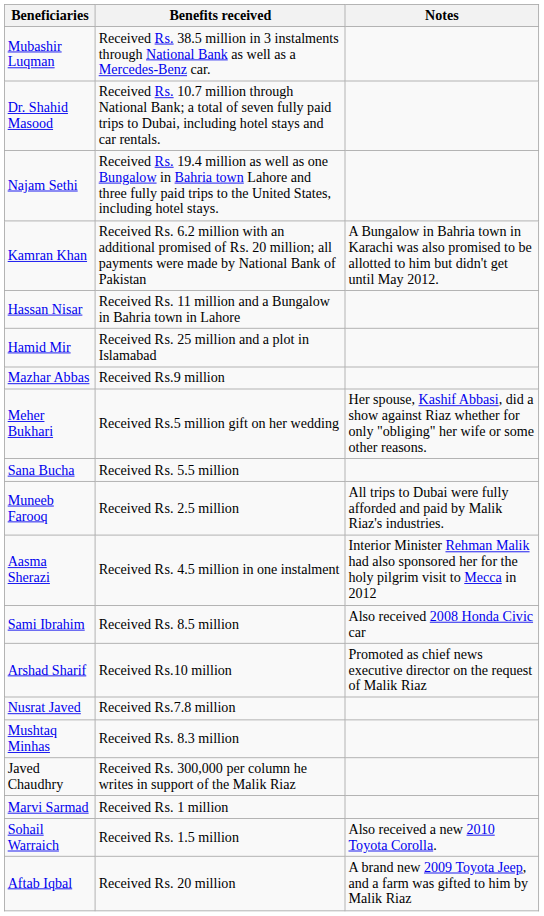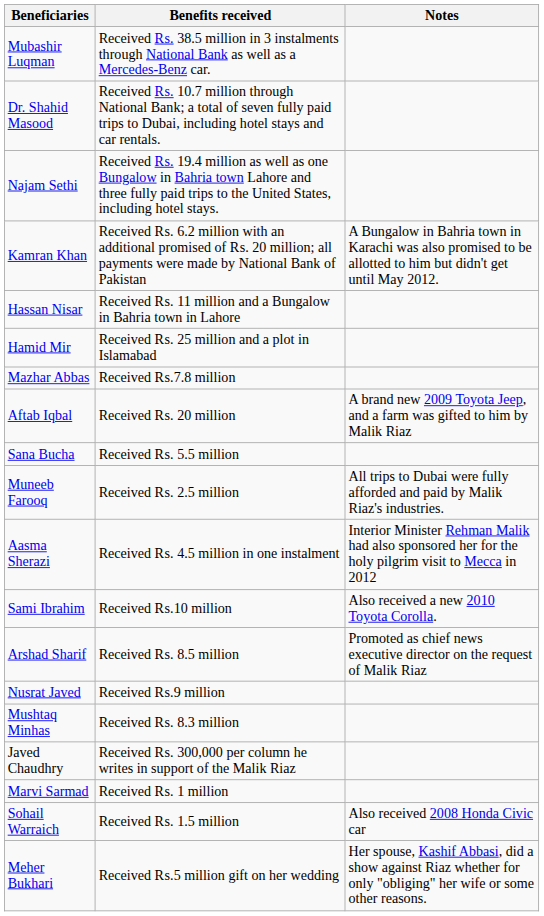(162, 377) Received ₨.9 million -> (167, 377) Received ₨.7.8 million
rows swapped: (40, 883) <-> (30, 423)
(169, 624) Received ₨. 8.5 million -> (165, 608) Received ₨.10 million
(441, 624) Also received 2008 Honda Civic car -> (422, 608) Also received a new 2010 Toyota Corolla.
(165, 670) Received ₨.10 million -> (169, 654) Received ₨. 8.5 million
(167, 708) Received ₨.7.8 million -> (162, 692) Received ₨.9 million
(422, 837) Also received a new 2010 Toyota Corolla. -> (441, 821) Also received 2008 Honda Civic car
